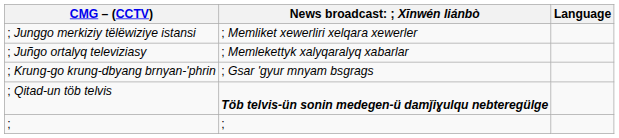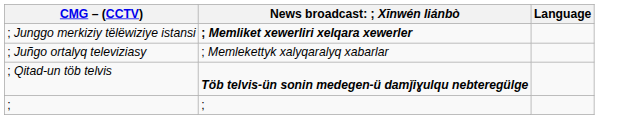(319, 33) normal -> (307, 33) bold
- row: (111, 71)
